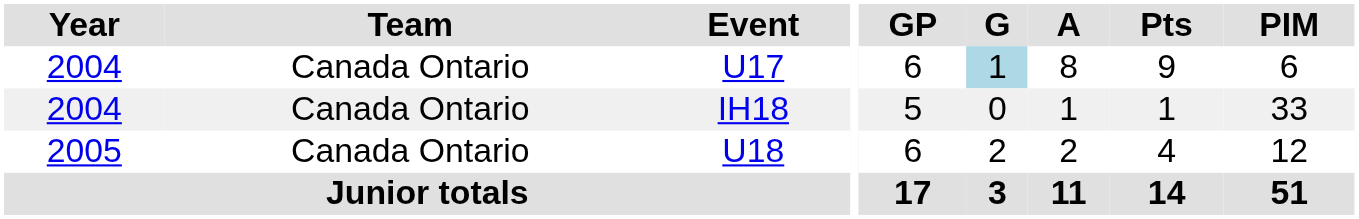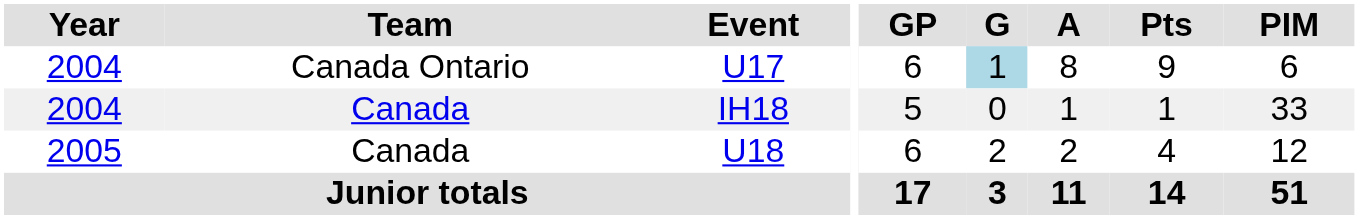(410, 108) Canada Ontario -> (410, 108) Canada
(410, 151) Canada Ontario -> (410, 151) Canada
